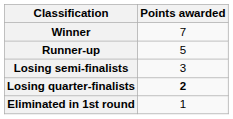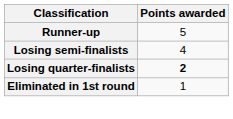- row: (71, 31)
(183, 68) 3 -> (183, 50) 4
